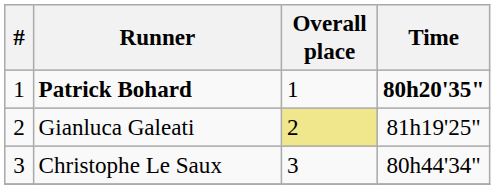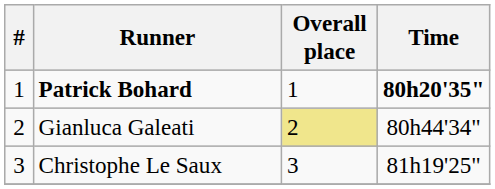(434, 127) 81h19'25" -> (434, 127) 80h44'34"
(434, 165) 80h44'34" -> (434, 165) 81h19'25"
